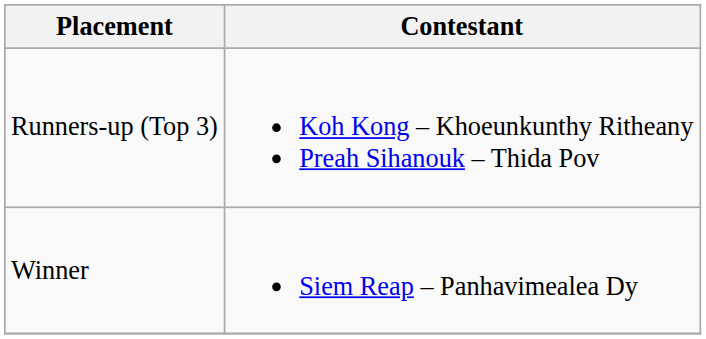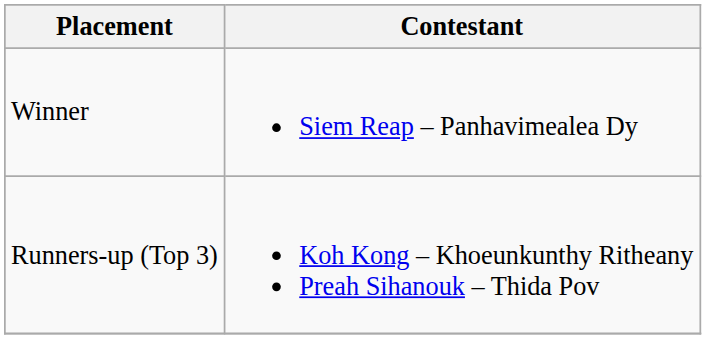rows swapped: (50, 269) <-> (114, 127)
